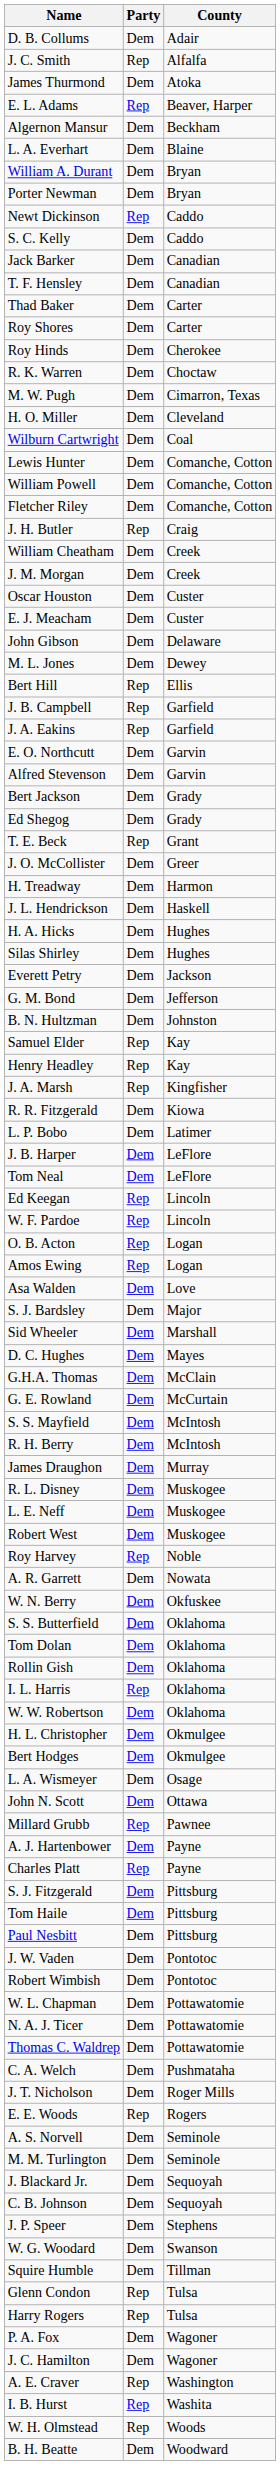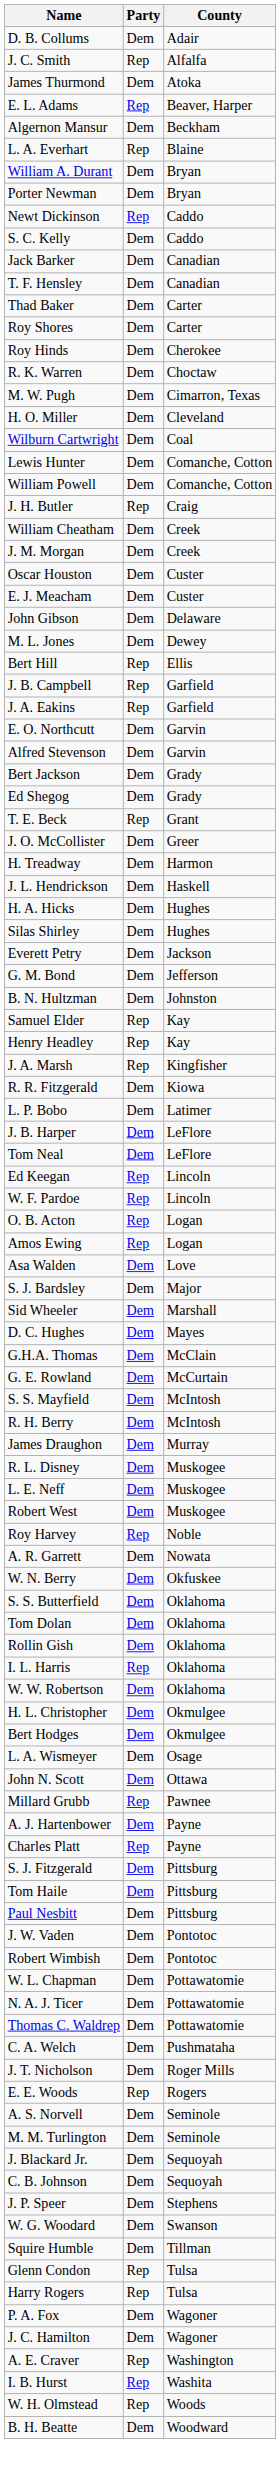(140, 149) Dem -> (138, 149) Rep
- row: (48, 506)
